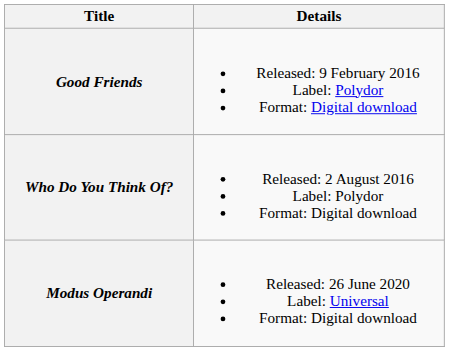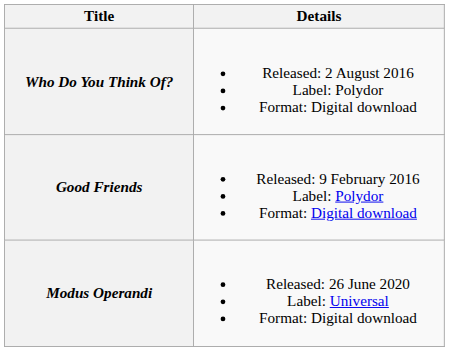rows swapped: (99, 81) <-> (99, 187)
